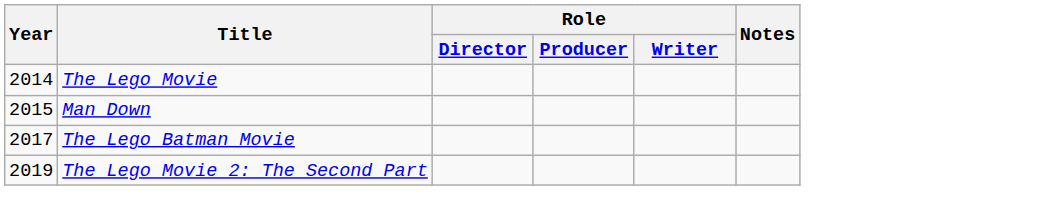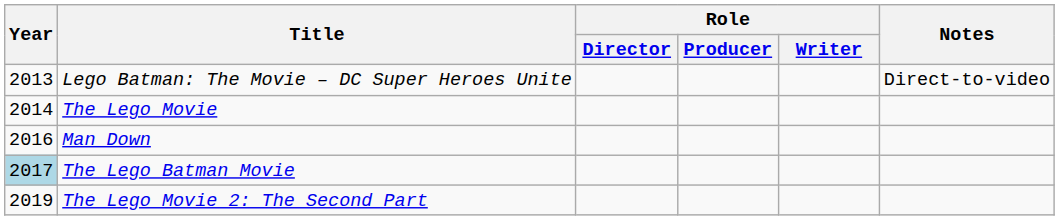+ row: (317, 80)
(31, 110) 2015 -> (31, 140) 2016
(31, 140) no background -> (31, 170) lightblue background
